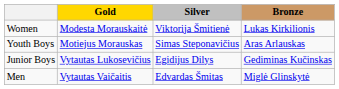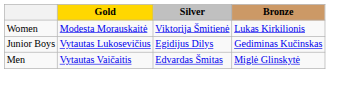- row: (30, 44)
